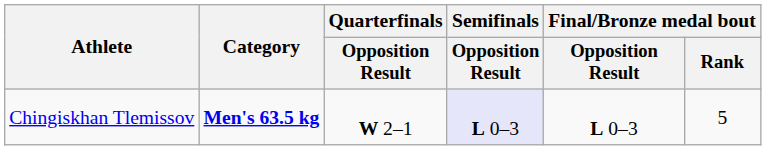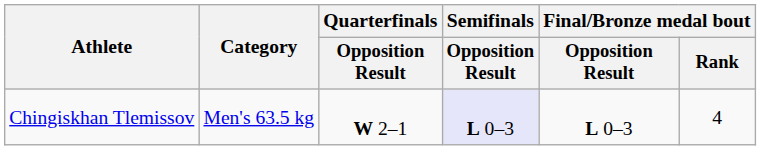(261, 117) bold -> (259, 117) normal
(722, 117) 5 -> (717, 117) 4
